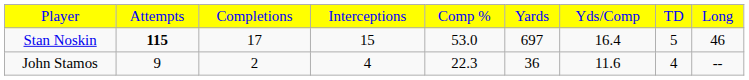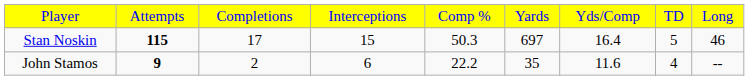(464, 39) 53.0 -> (464, 39) 50.3
(157, 63) normal -> (157, 63) bold
(367, 63) 4 -> (367, 63) 6
(464, 63) 22.3 -> (464, 63) 22.2
(532, 63) 36 -> (532, 63) 35
